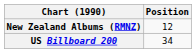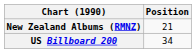(167, 26) 12 -> (167, 26) 21
